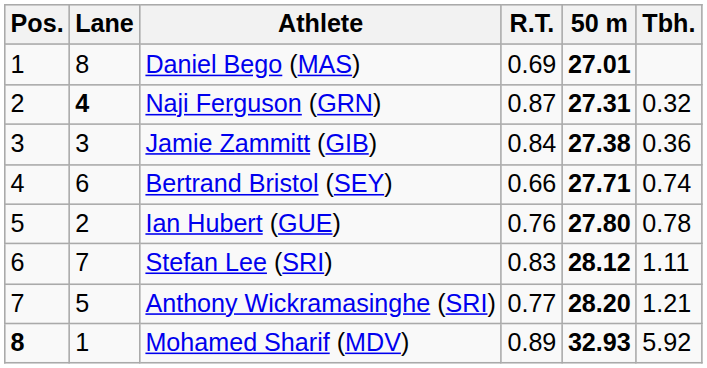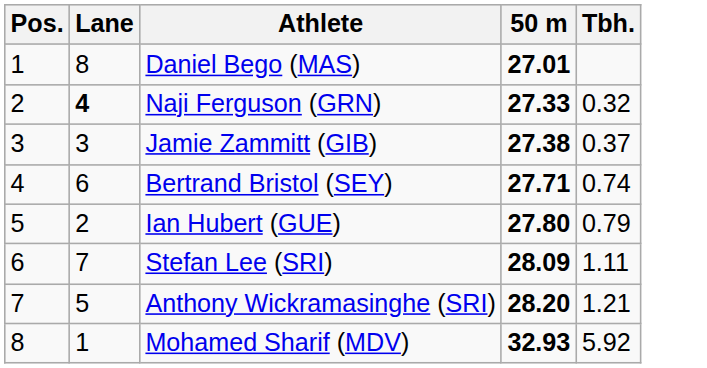- column: (532, 24)
(599, 104) 27.31 -> (539, 104) 27.33
(667, 143) 0.36 -> (606, 143) 0.37
(667, 223) 0.78 -> (606, 223) 0.79
(599, 263) 28.12 -> (539, 263) 28.09
(18, 343) bold -> (18, 343) normal
